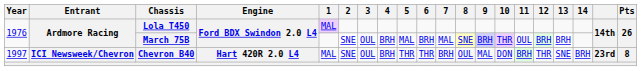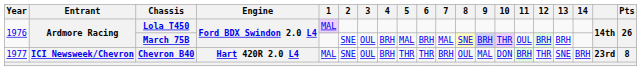(17, 54) 1997 -> (17, 54) 1977
